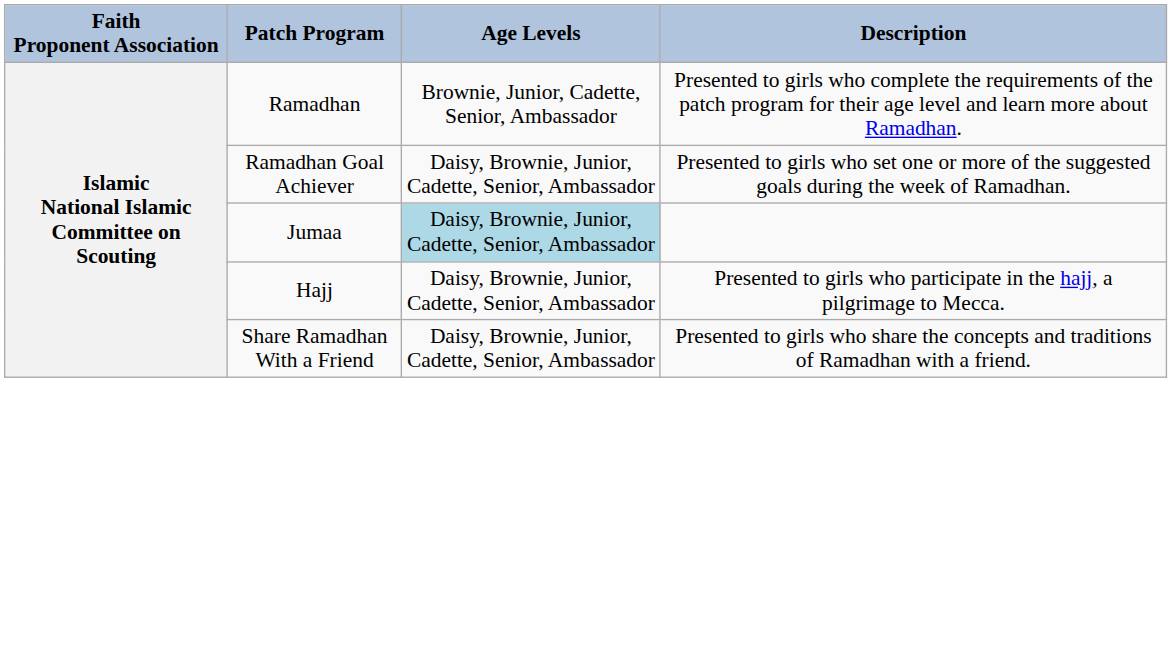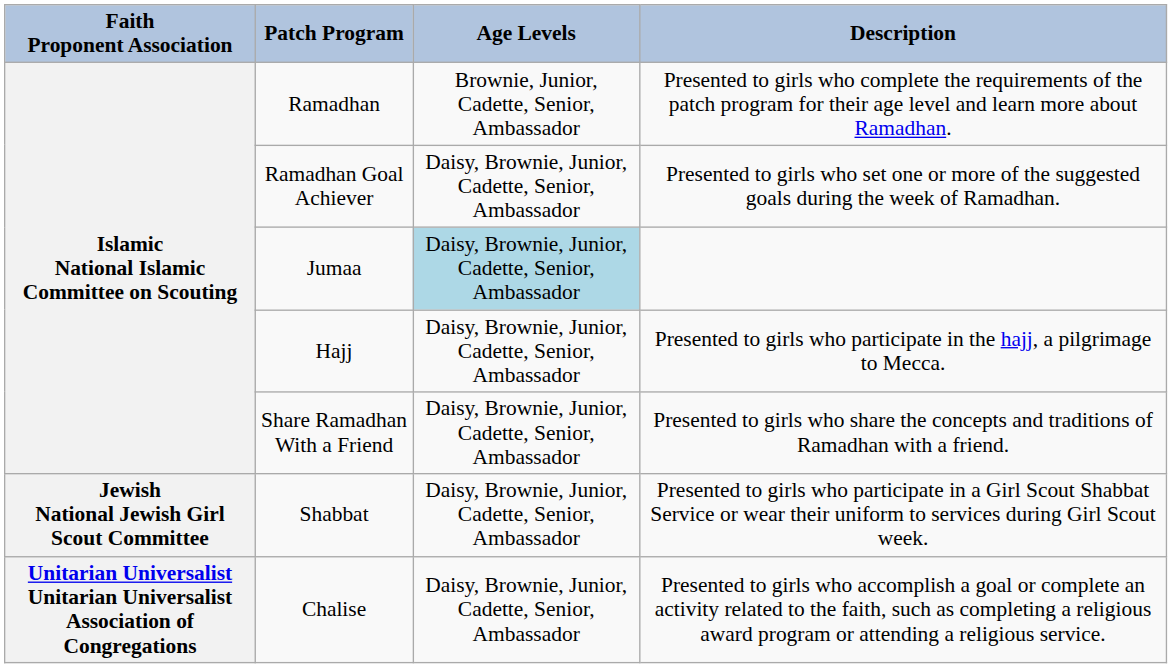+ row: (334, 514)
+ row: (334, 609)
